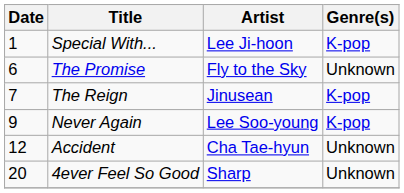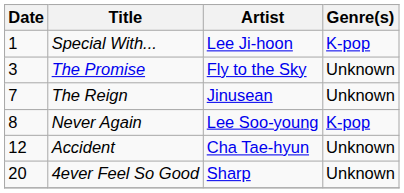(13, 69) 6 -> (13, 69) 3
(348, 95) K-pop -> (360, 95) Unknown
(13, 122) 9 -> (13, 122) 8
